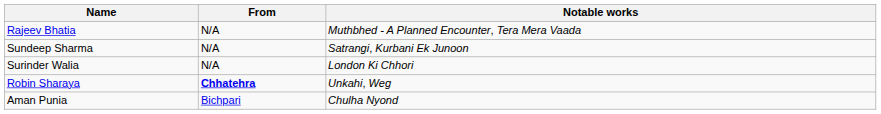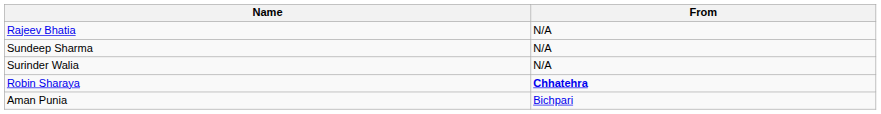- column: (601, 13)
